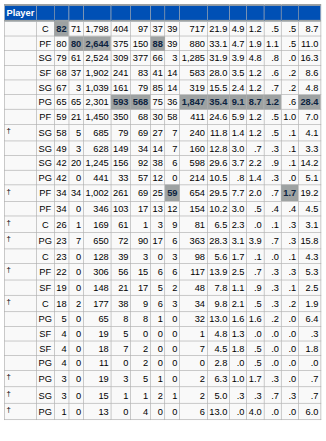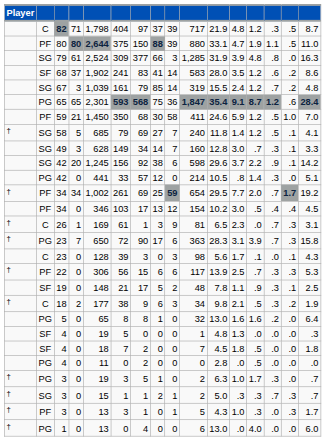(238, 29) 4.9 -> (238, 29) 4.8
(275, 29) .5 -> (275, 29) .3
(275, 224) .1 -> (275, 224) .7
+ row: (45, 412)
